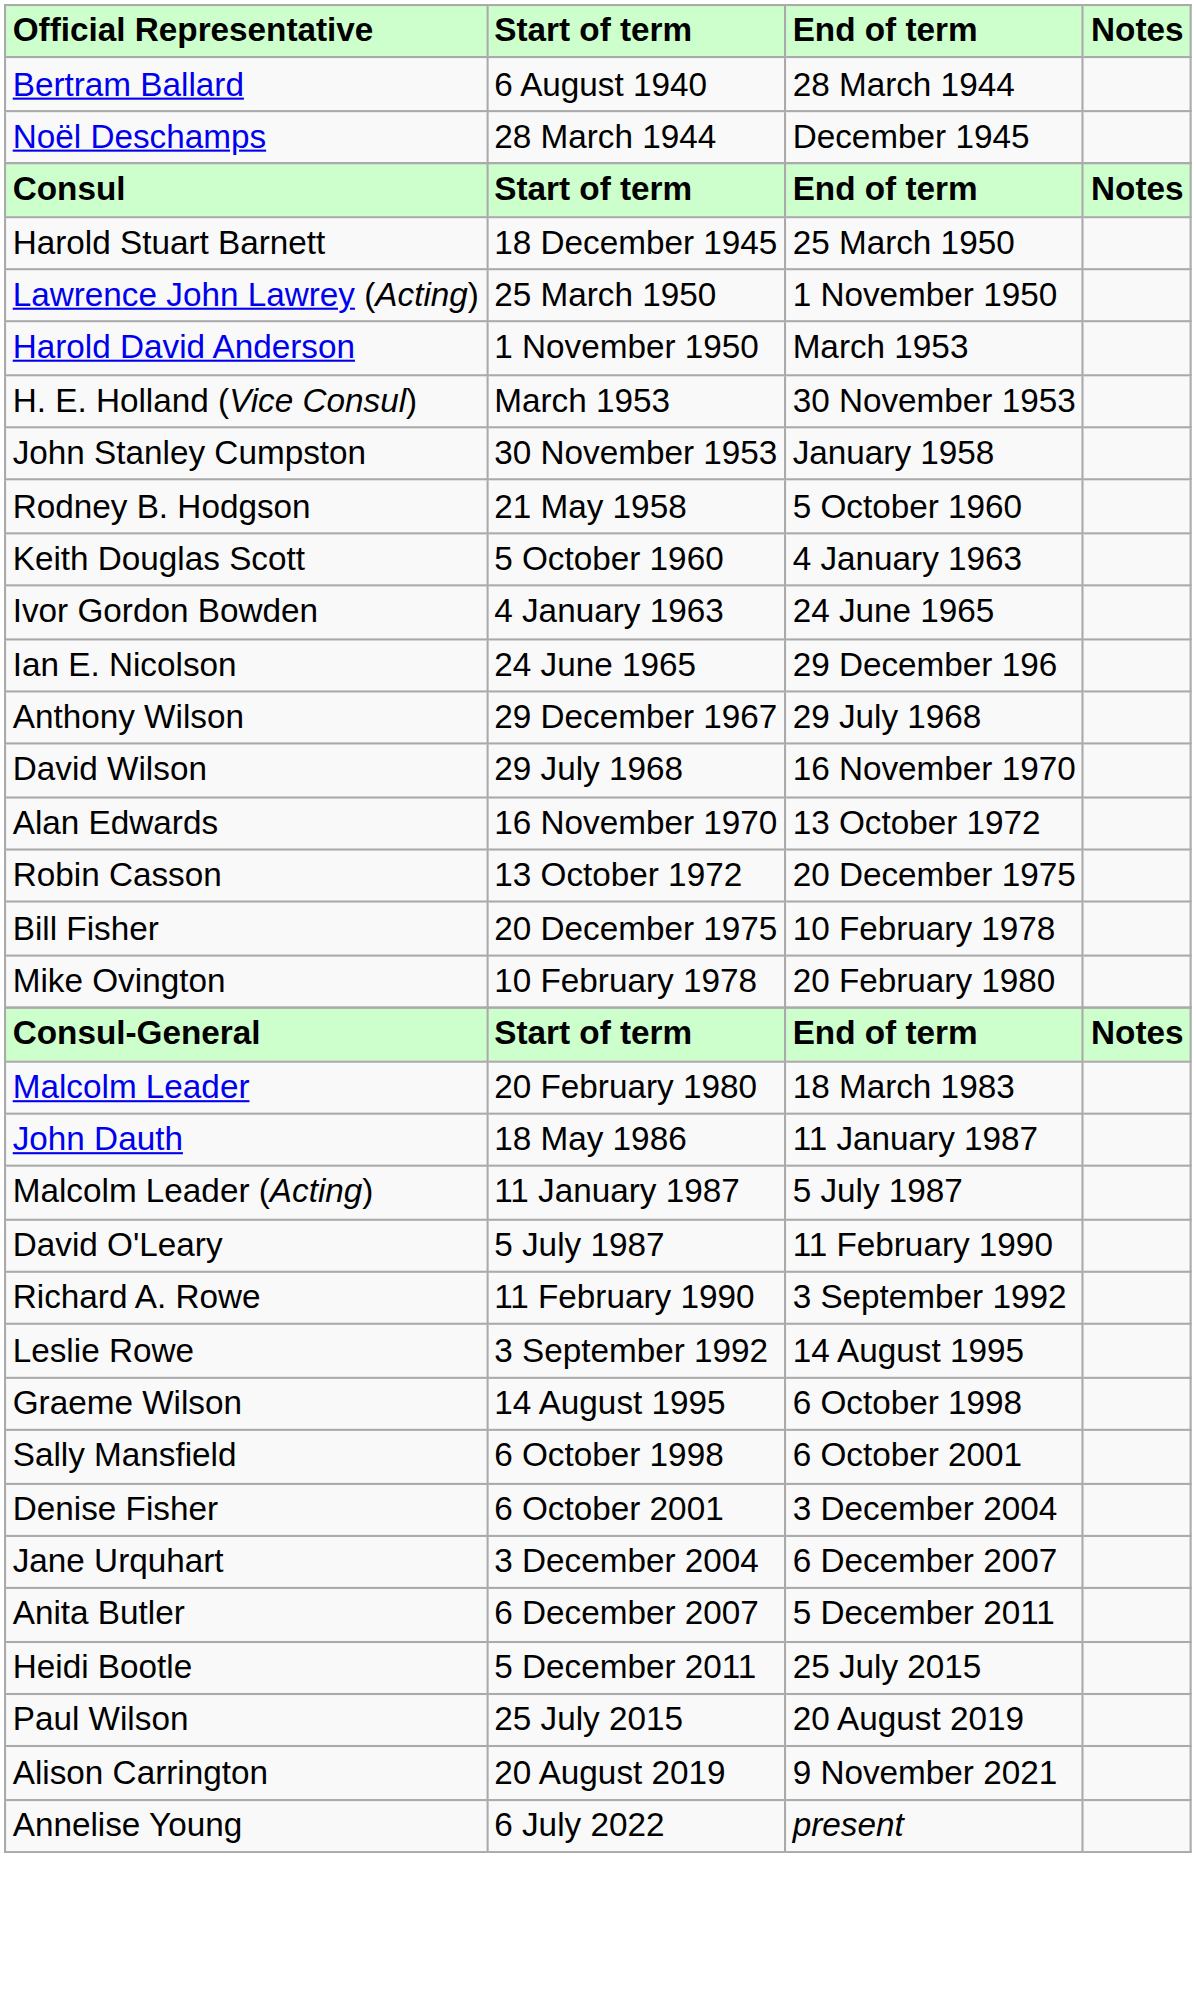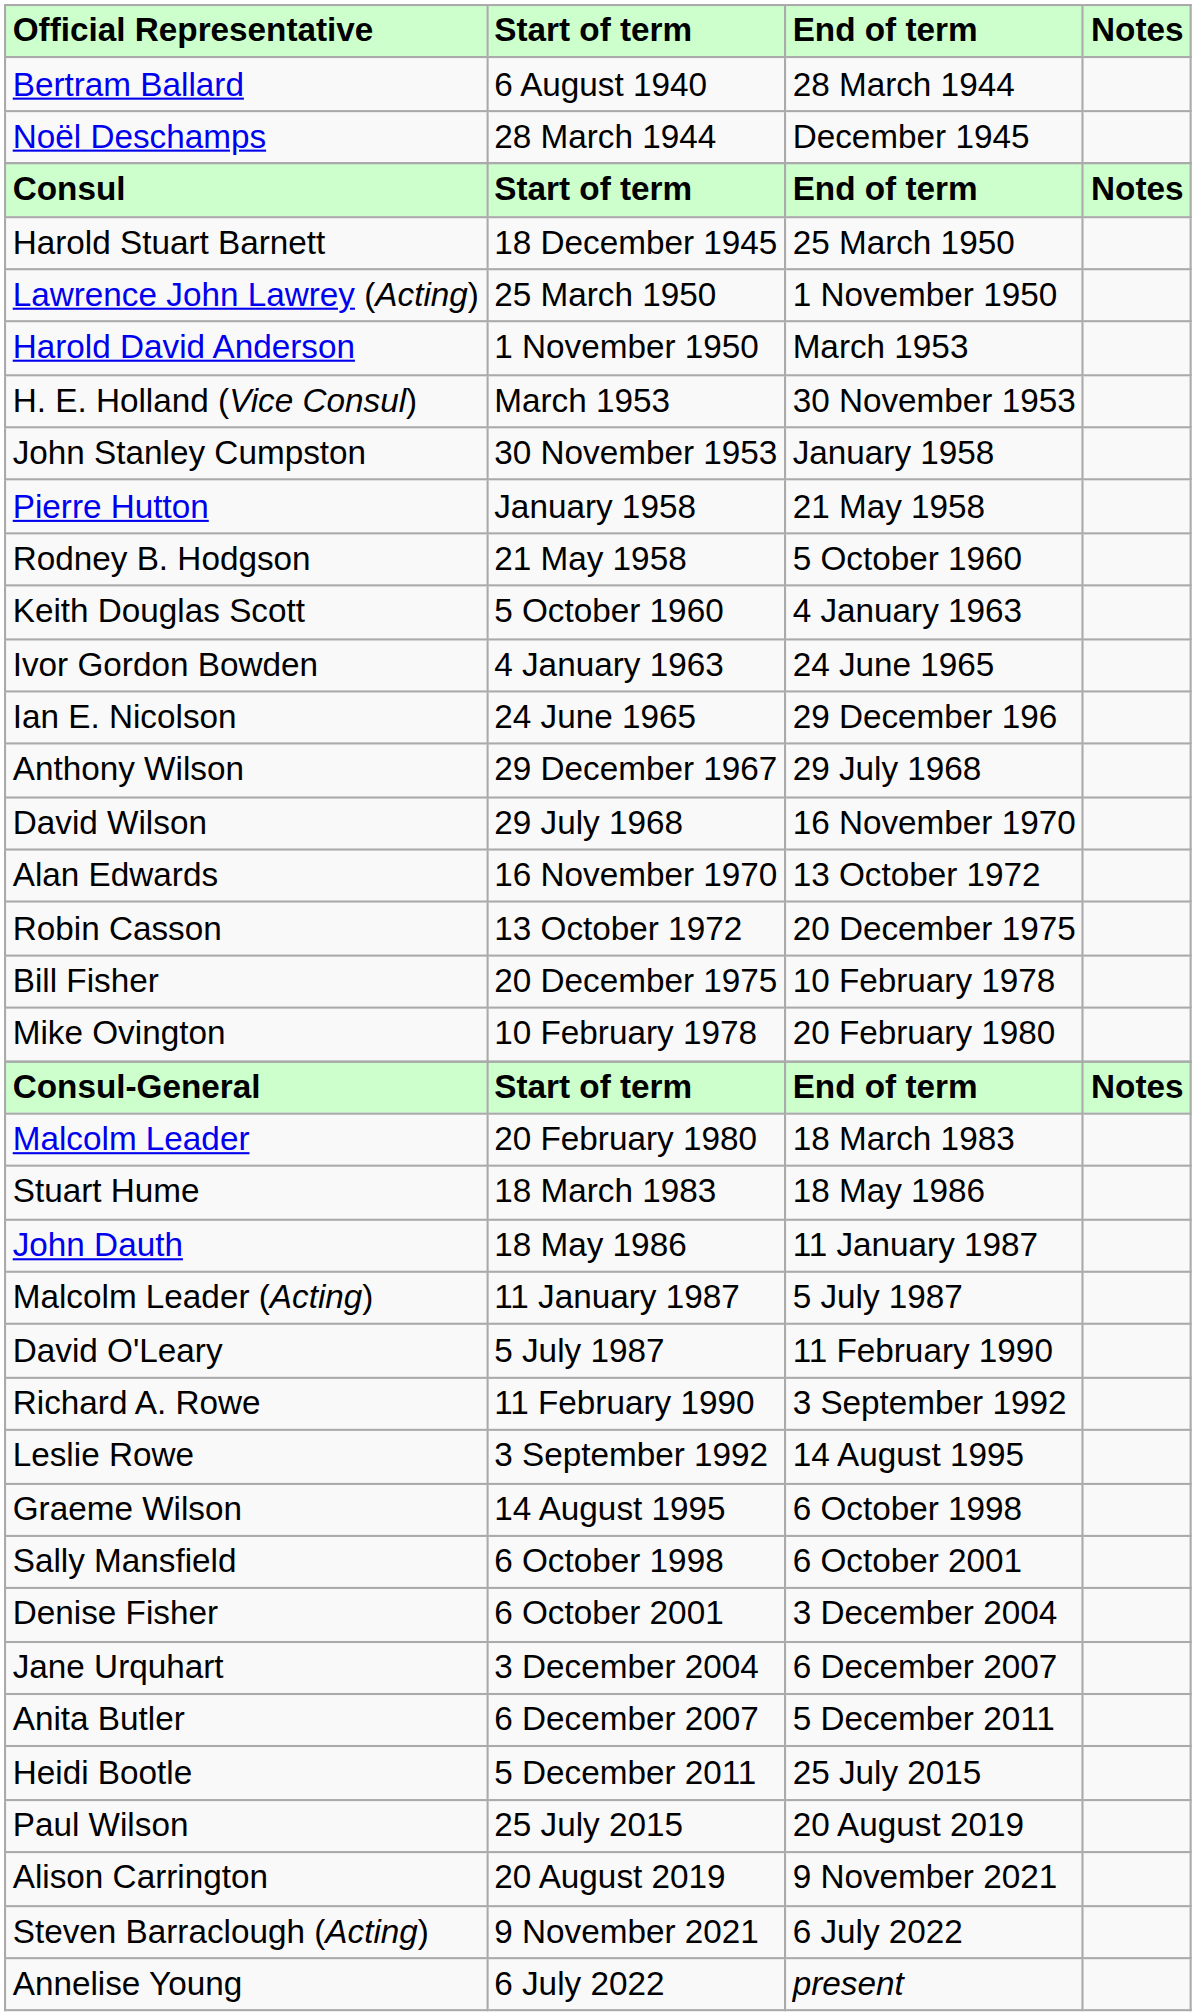+ row: (111, 505)
+ row: (106, 1192)
+ row: (221, 1930)
